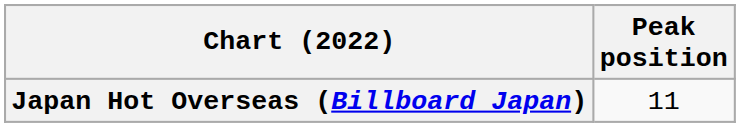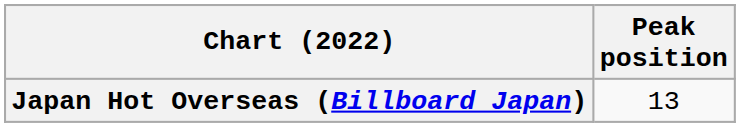(664, 101) 11 -> (664, 101) 13
